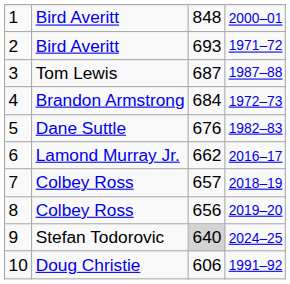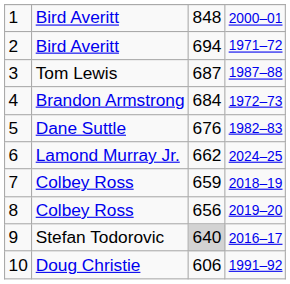(207, 45) 693 -> (207, 45) 694
(256, 155) 2016–17 -> (256, 155) 2024–25
(207, 182) 657 -> (207, 182) 659
(256, 237) 2024–25 -> (256, 237) 2016–17
